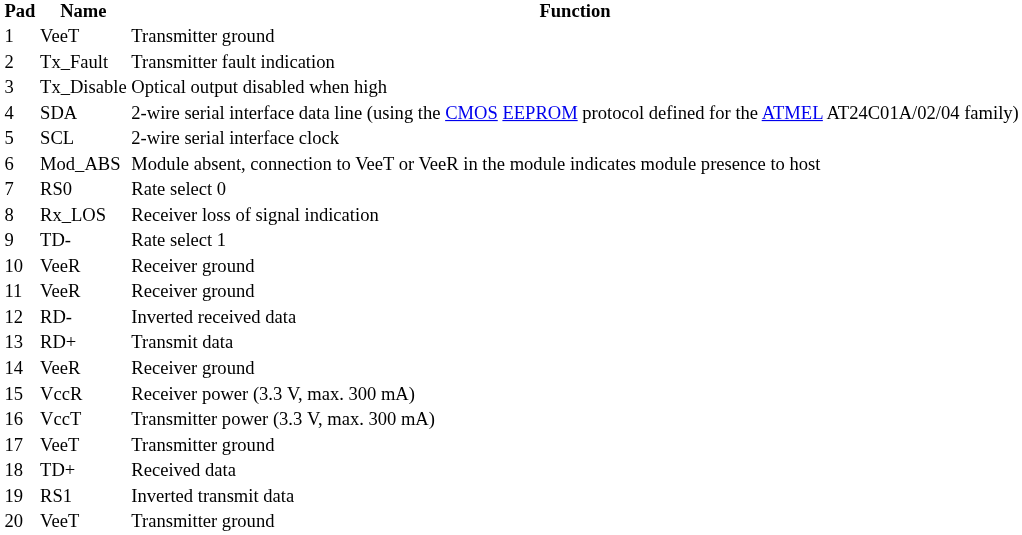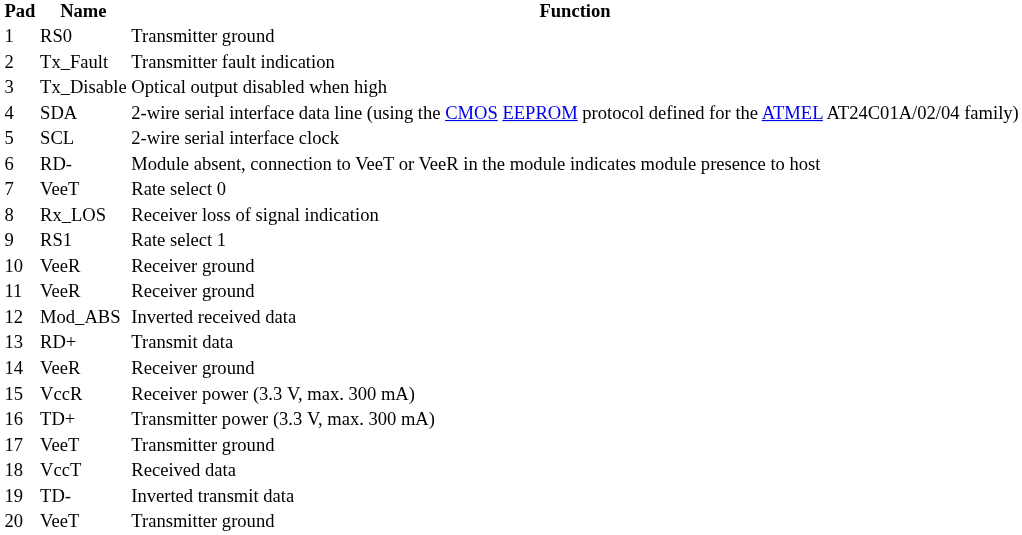(60, 36) VeeT -> (56, 36) RS0
(80, 163) Mod_ABS -> (56, 163) RD-
(56, 189) RS0 -> (60, 189) VeeT
(56, 240) TD- -> (56, 240) RS1
(56, 317) RD- -> (80, 317) Mod_ABS
(61, 419) VccT -> (58, 419) TD+
(58, 470) TD+ -> (61, 470) VccT
(56, 495) RS1 -> (56, 495) TD-
